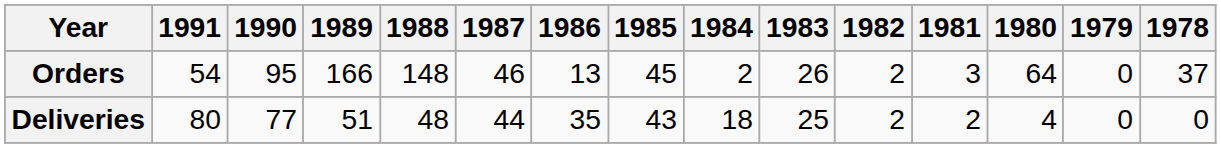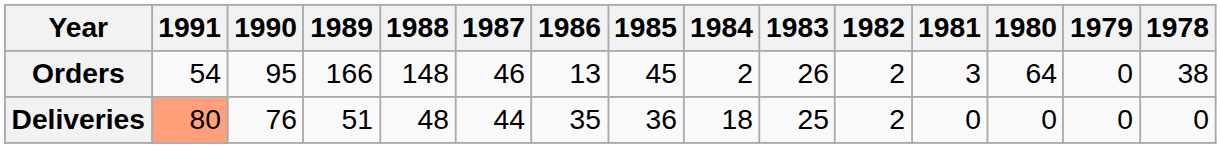(1193, 74) 37 -> (1193, 74) 38
(205, 120) no background -> (205, 120) lightsalmon background
(281, 120) 77 -> (281, 120) 76
(661, 120) 43 -> (661, 120) 36
(973, 120) 2 -> (973, 120) 0
(1049, 120) 4 -> (1049, 120) 0
